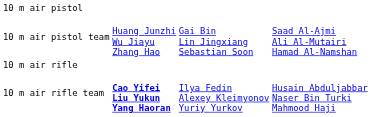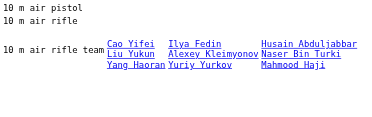- row: (56, 36)
(141, 98) bold -> (136, 54) normal
